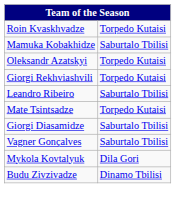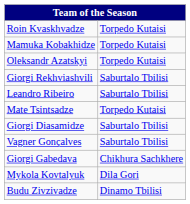(134, 45) Saburtalo Tbilisi -> (133, 45) Torpedo Kutaisi
(133, 77) Torpedo Kutaisi -> (134, 77) Saburtalo Tbilisi
+ row: (42, 158)
